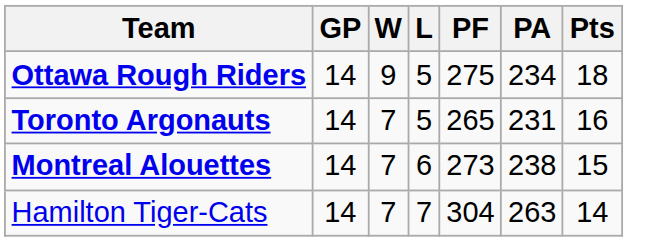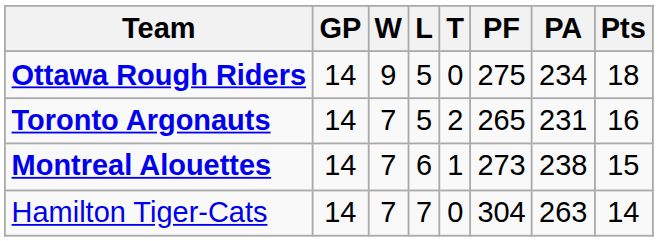+ column: (455, 28)
